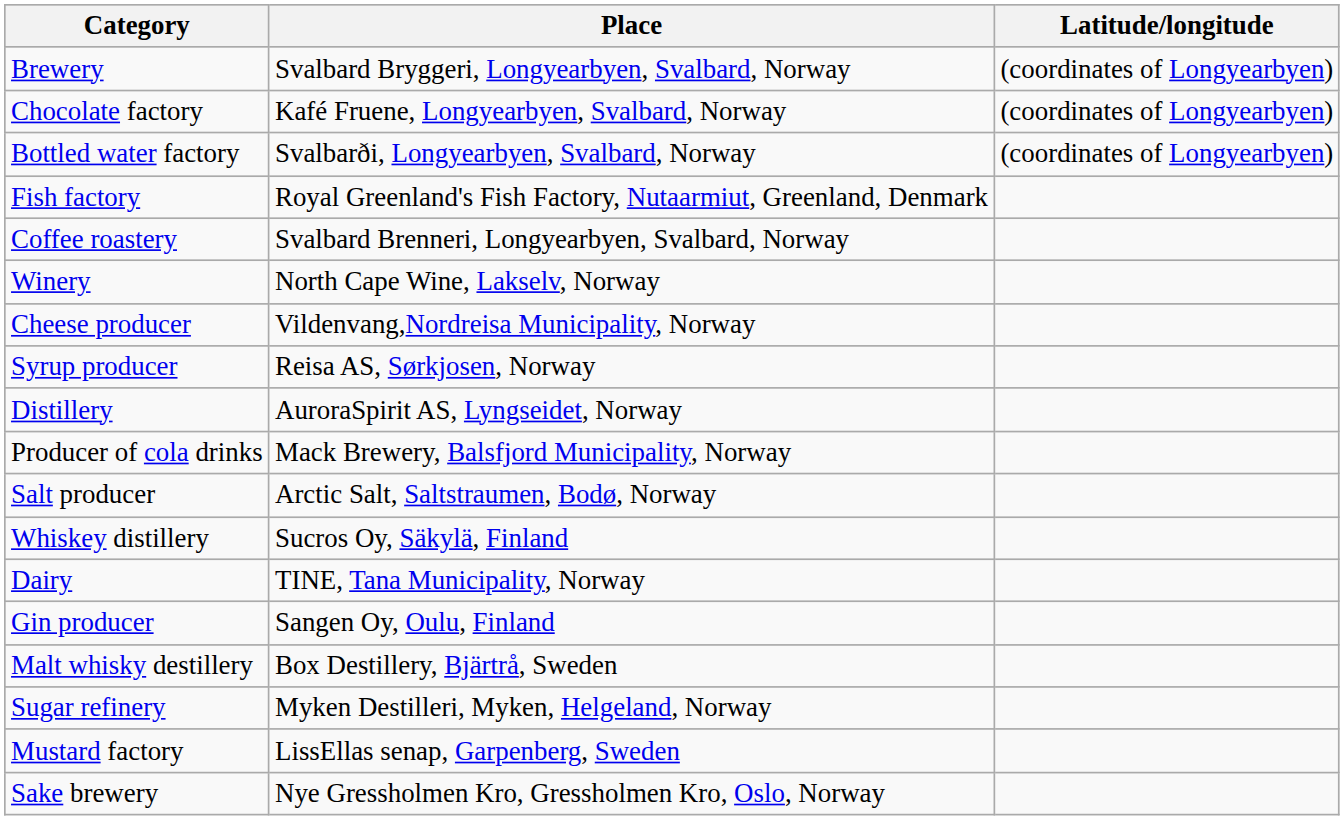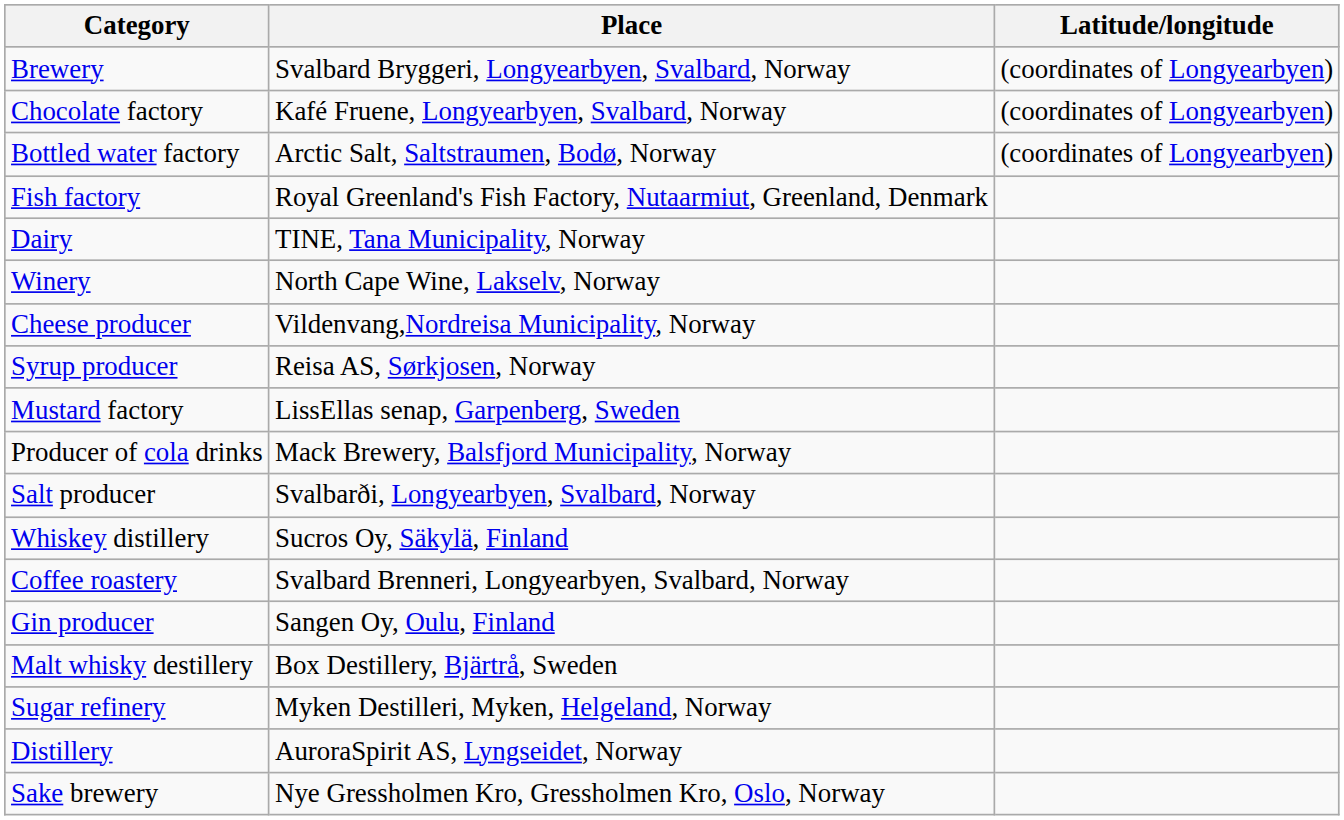(515, 153) Svalbarði, Longyearbyen, Svalbard, Norway -> (496, 153) Arctic Salt, Saltstraumen, Bodø, Norway
rows swapped: (42, 580) <-> (94, 238)
rows swapped: (62, 409) <-> (97, 750)
(496, 494) Arctic Salt, Saltstraumen, Bodø, Norway -> (515, 494) Svalbarði, Longyearbyen, Svalbard, Norway
